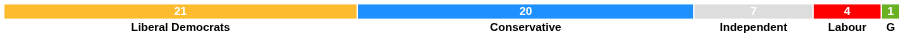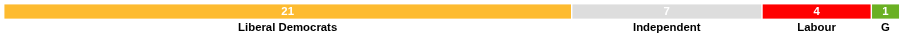- column: (526, 11)
